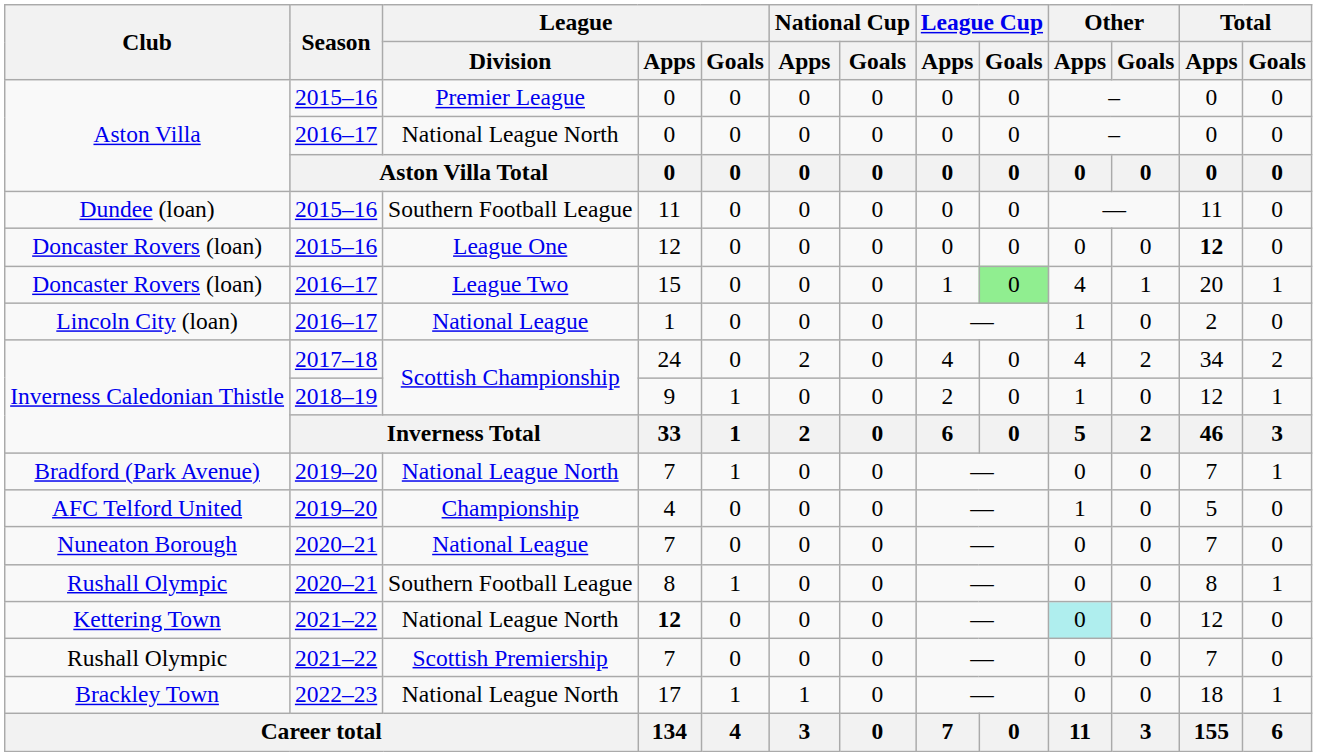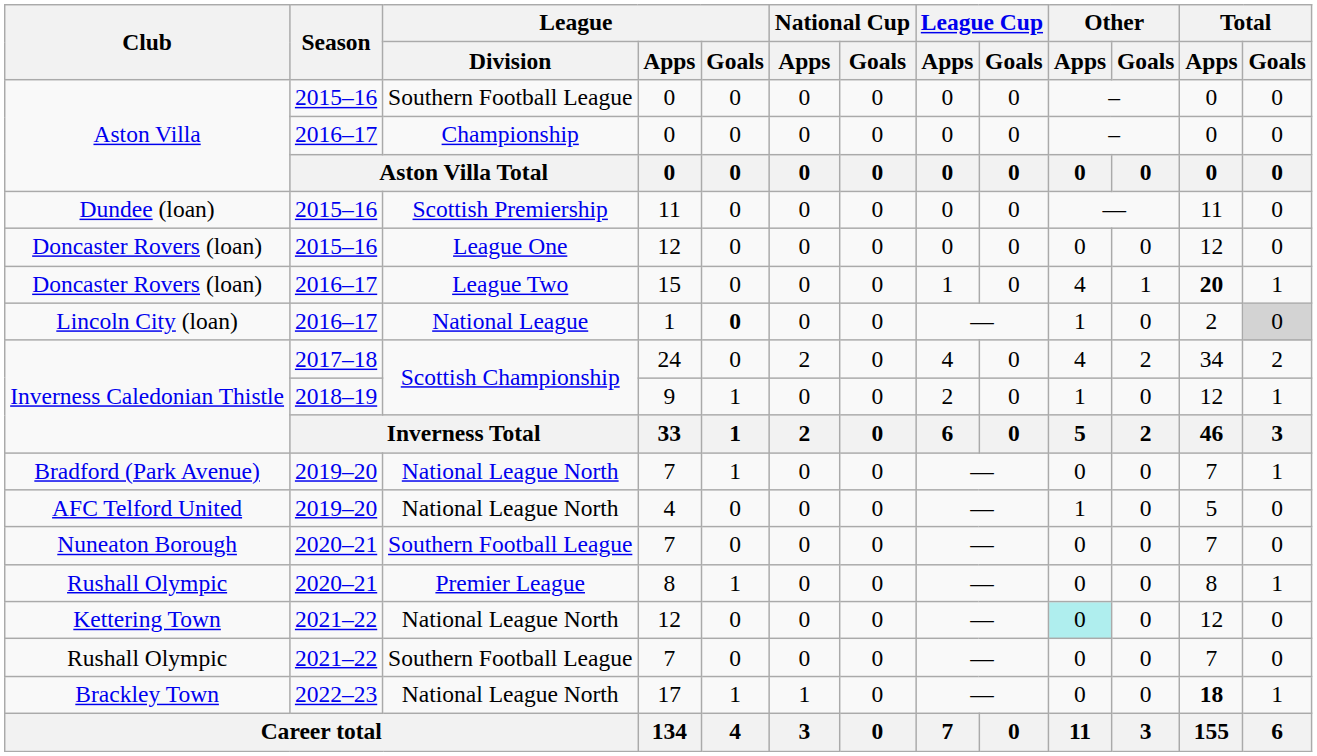(510, 97) Premier League -> (510, 97) Southern Football League
(510, 135) National League North -> (510, 135) Championship
(510, 209) Southern Football League -> (510, 209) Scottish Premiership
(1211, 246) bold -> (1211, 246) normal
(1014, 284) lightgreen background -> (1014, 284) no background
(1211, 284) normal -> (1211, 284) bold
(735, 321) normal -> (735, 321) bold
(1277, 321) no background -> (1277, 321) lightgrey background
(510, 508) Championship -> (510, 508) National League North
(510, 545) National League -> (510, 545) Southern Football League
(510, 582) Southern Football League -> (510, 582) Premier League
(669, 619) bold -> (669, 619) normal
(510, 657) Scottish Premiership -> (510, 657) Southern Football League
(1211, 694) normal -> (1211, 694) bold
